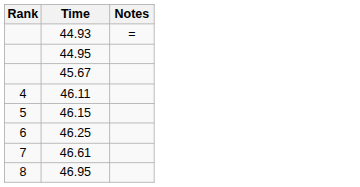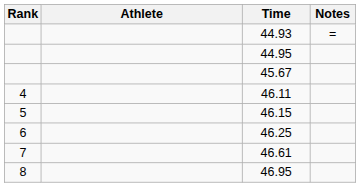+ column: (142, 14)
